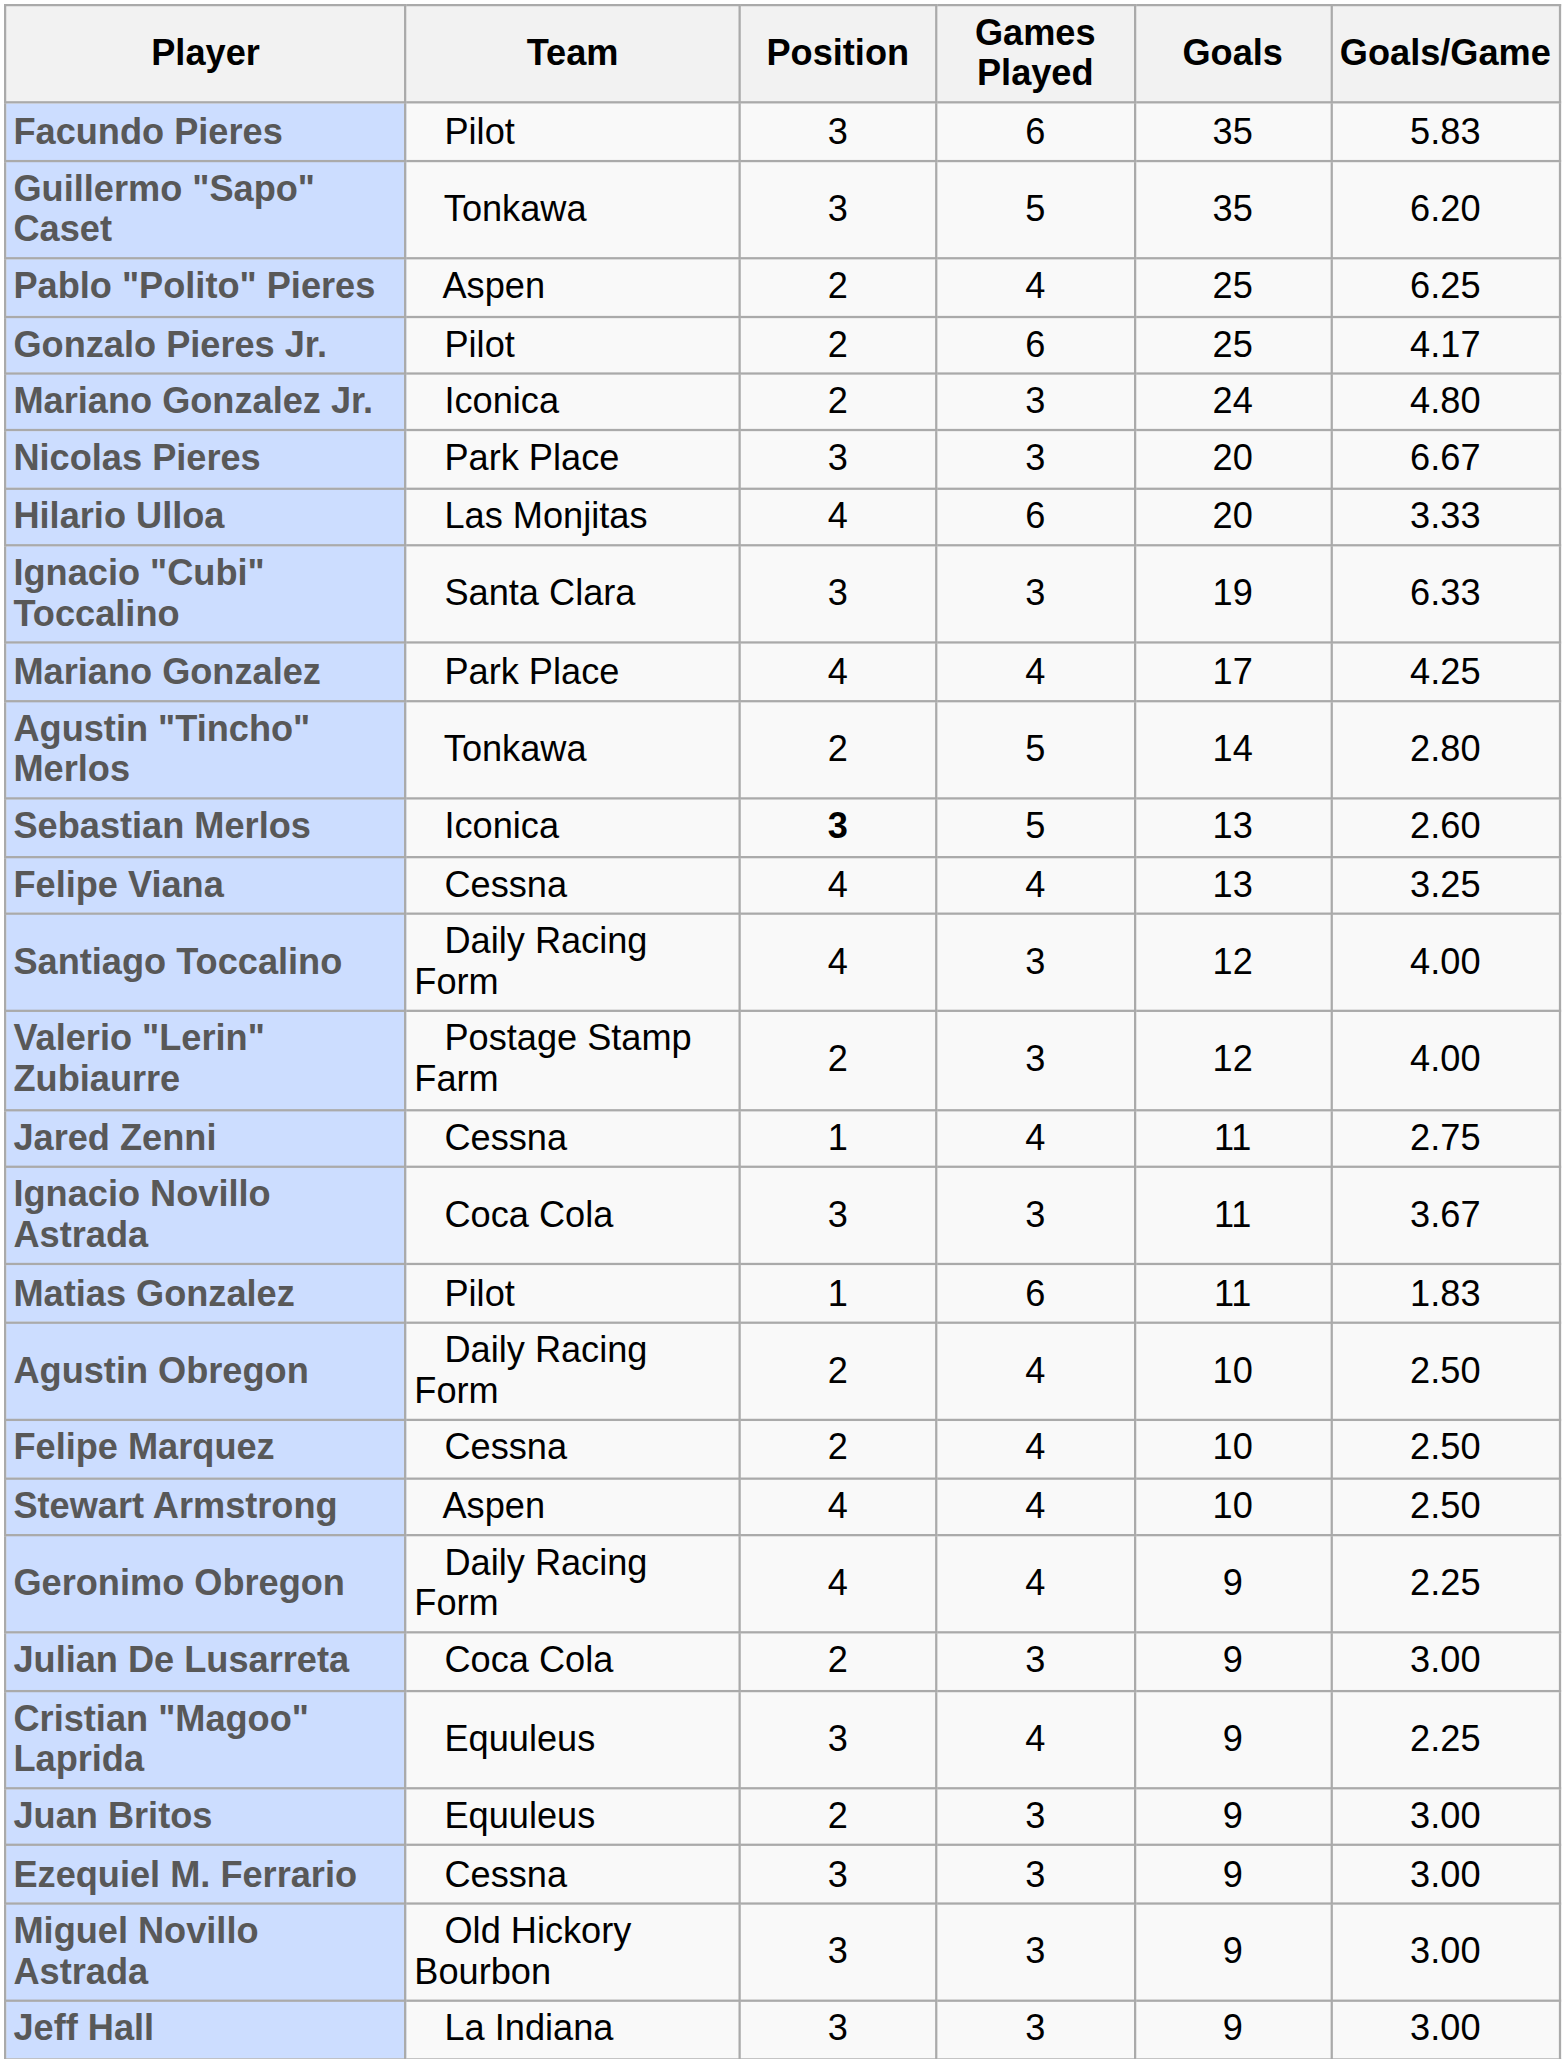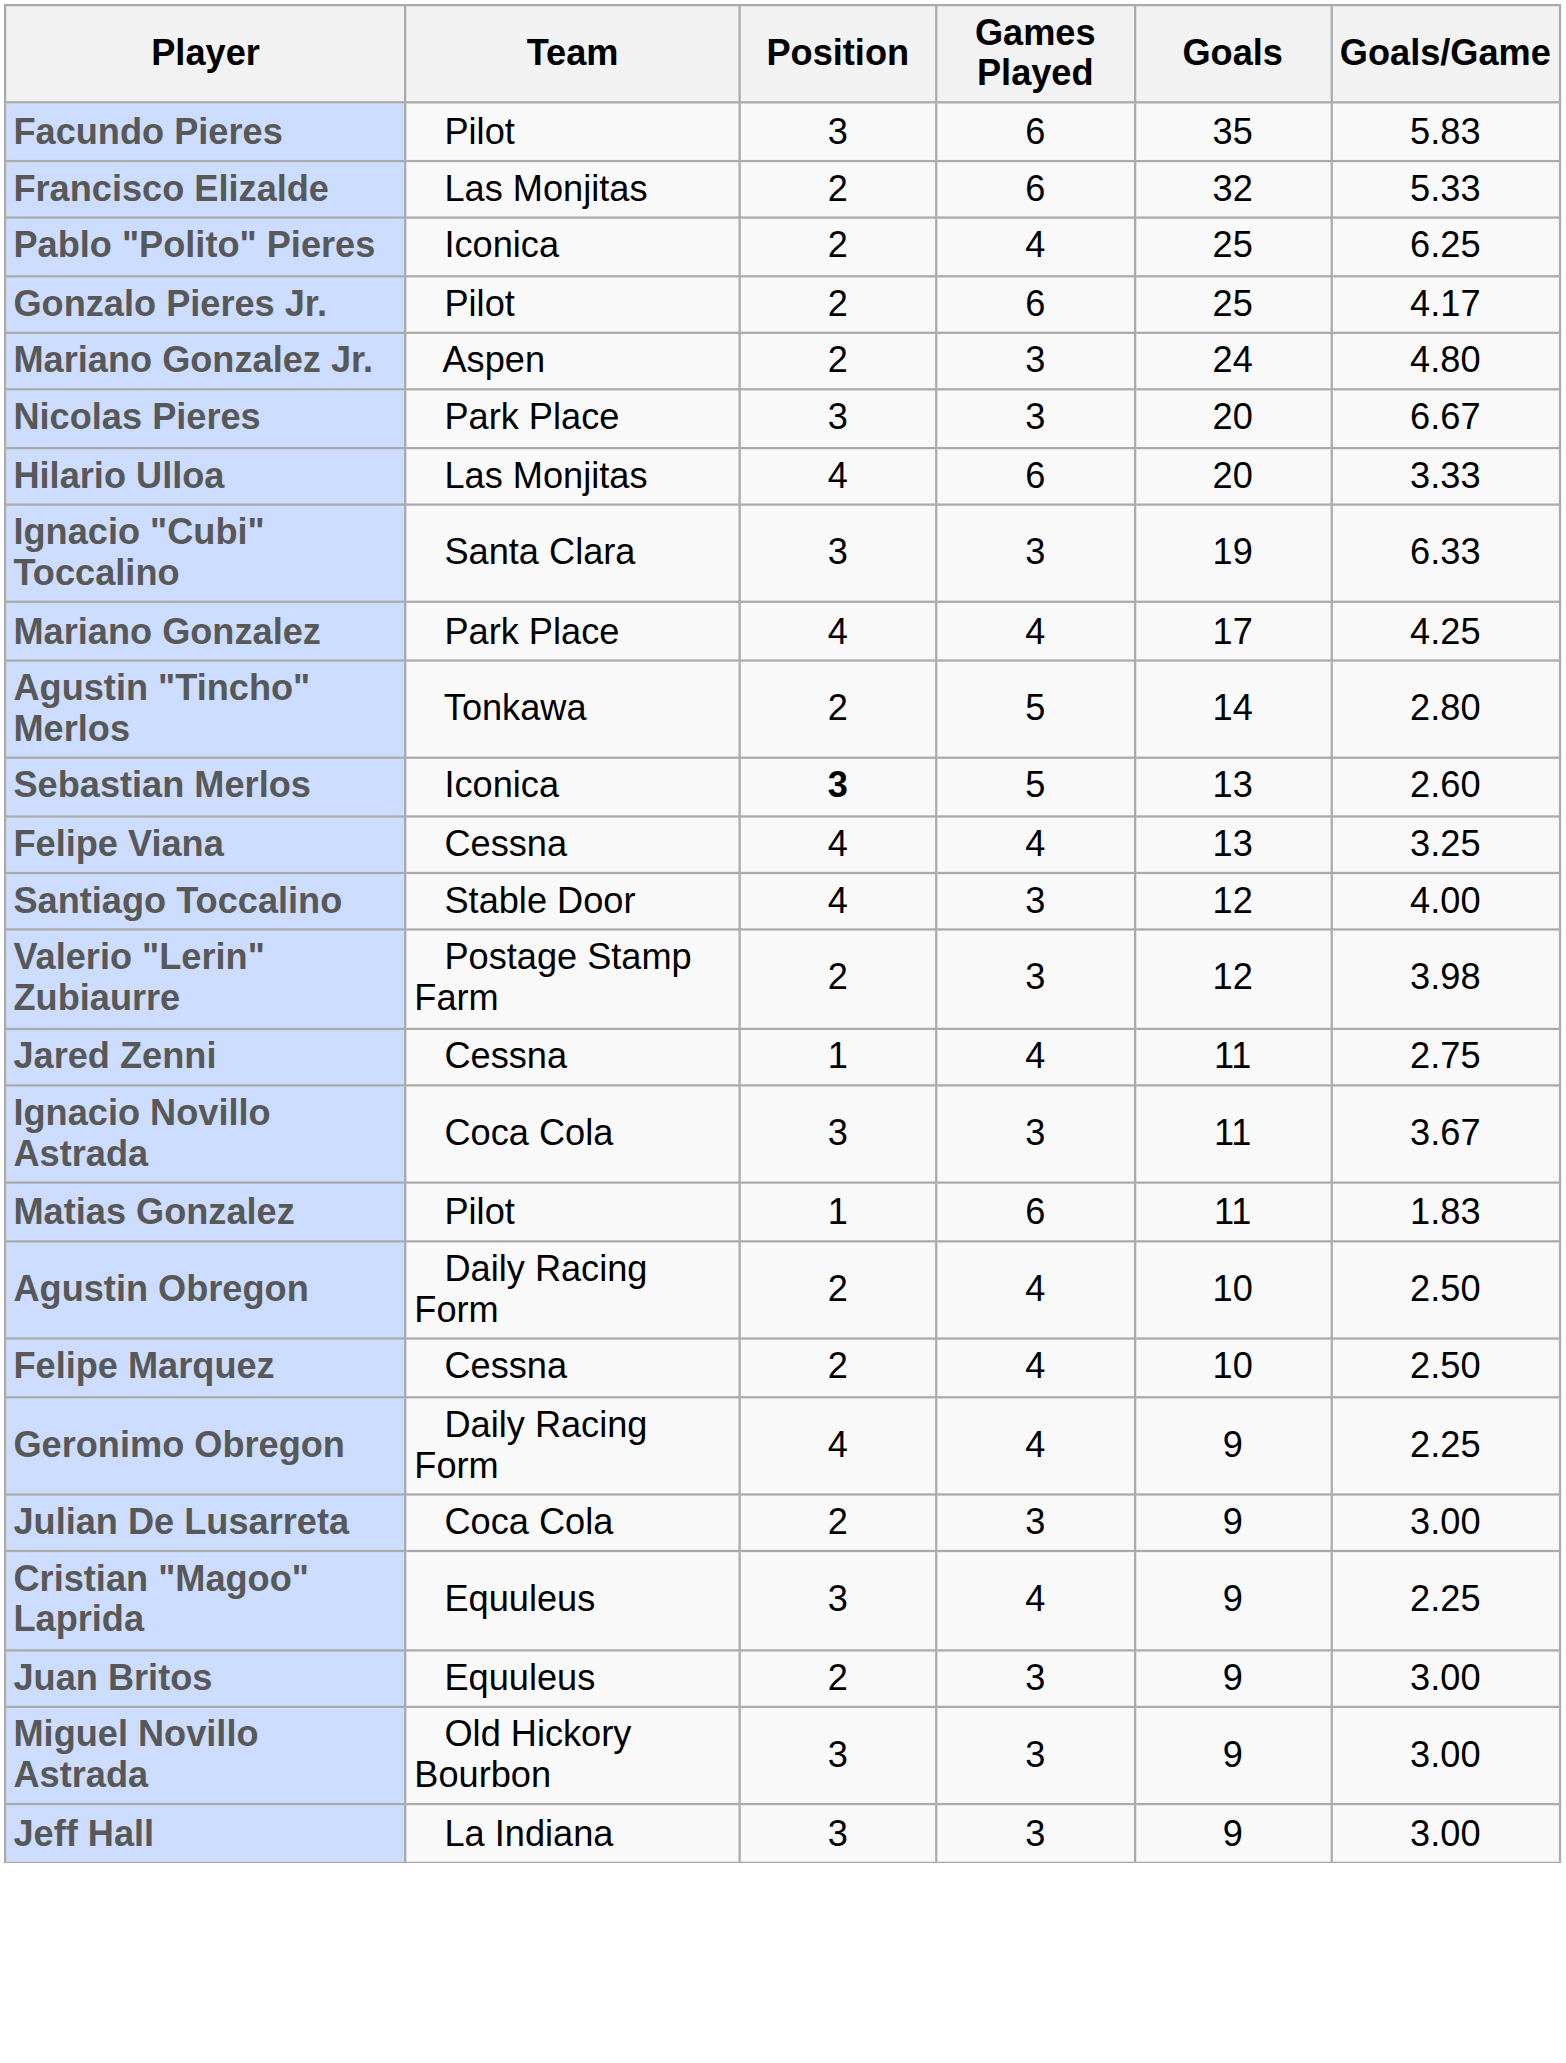+ row: (171, 188)
- row: (164, 208)
(480, 286) Aspen -> (487, 245) Iconica
(487, 401) Iconica -> (480, 360) Aspen
(531, 961) Daily Racing Form -> (525, 900) Stable Door
(1445, 1059) 4.00 -> (1445, 978) 3.98
- row: (176, 1505)
- row: (185, 1873)
